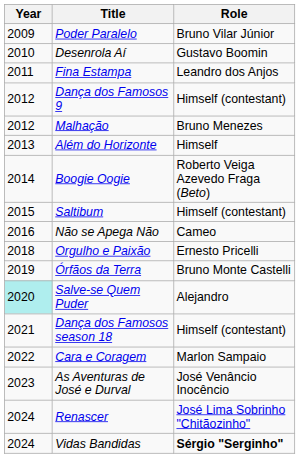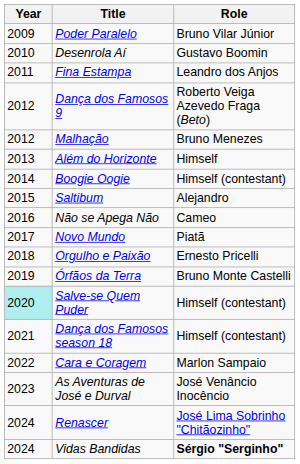(231, 99) Himself (contestant) -> (218, 106) Roberto Veiga Azevedo Fraga (Beto)
(218, 178) Roberto Veiga Azevedo Fraga (Beto) -> (231, 178) Himself (contestant)
(231, 212) Himself (contestant) -> (202, 198) Alejandro
+ row: (90, 237)
(202, 297) Alejandro -> (231, 302) Himself (contestant)
